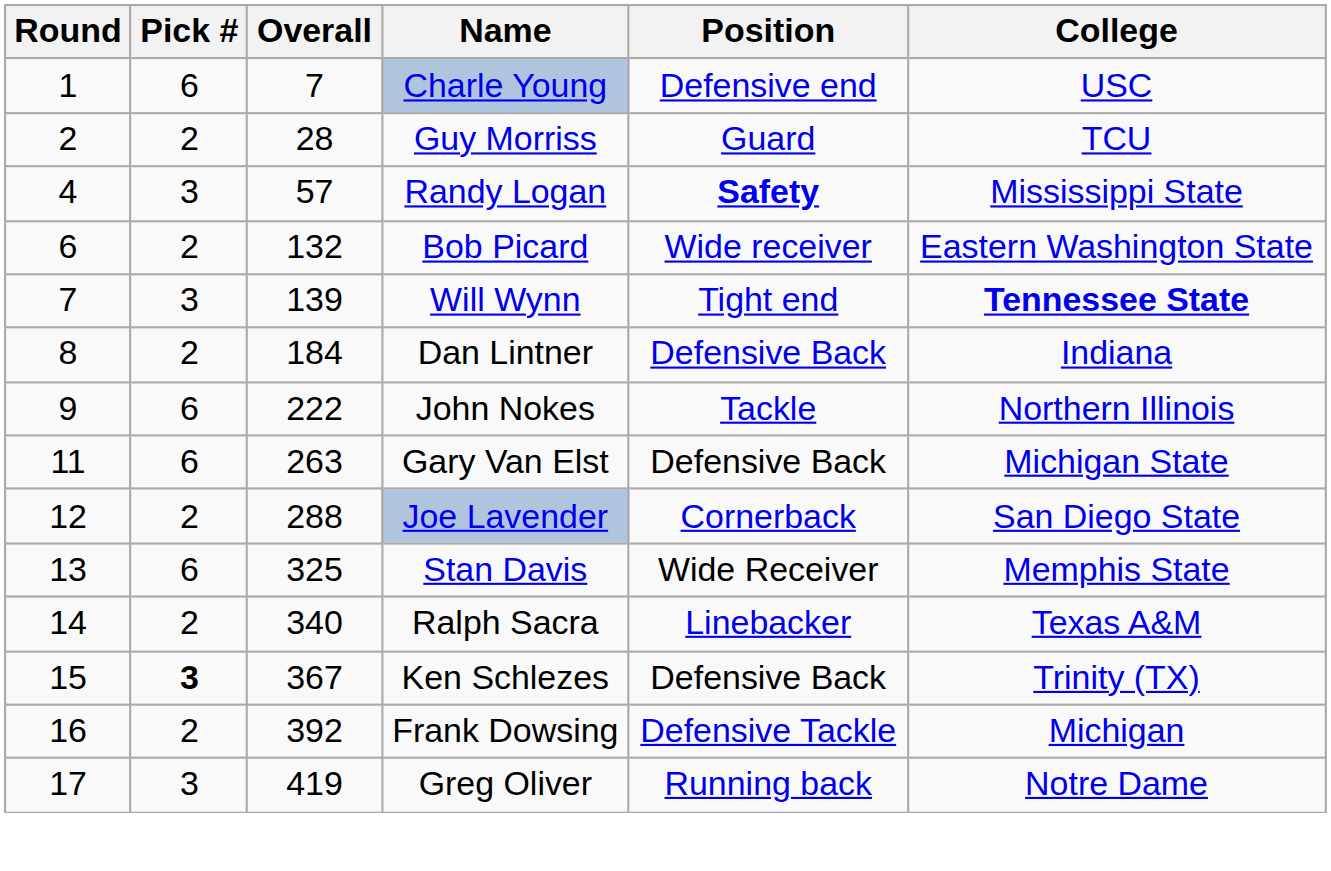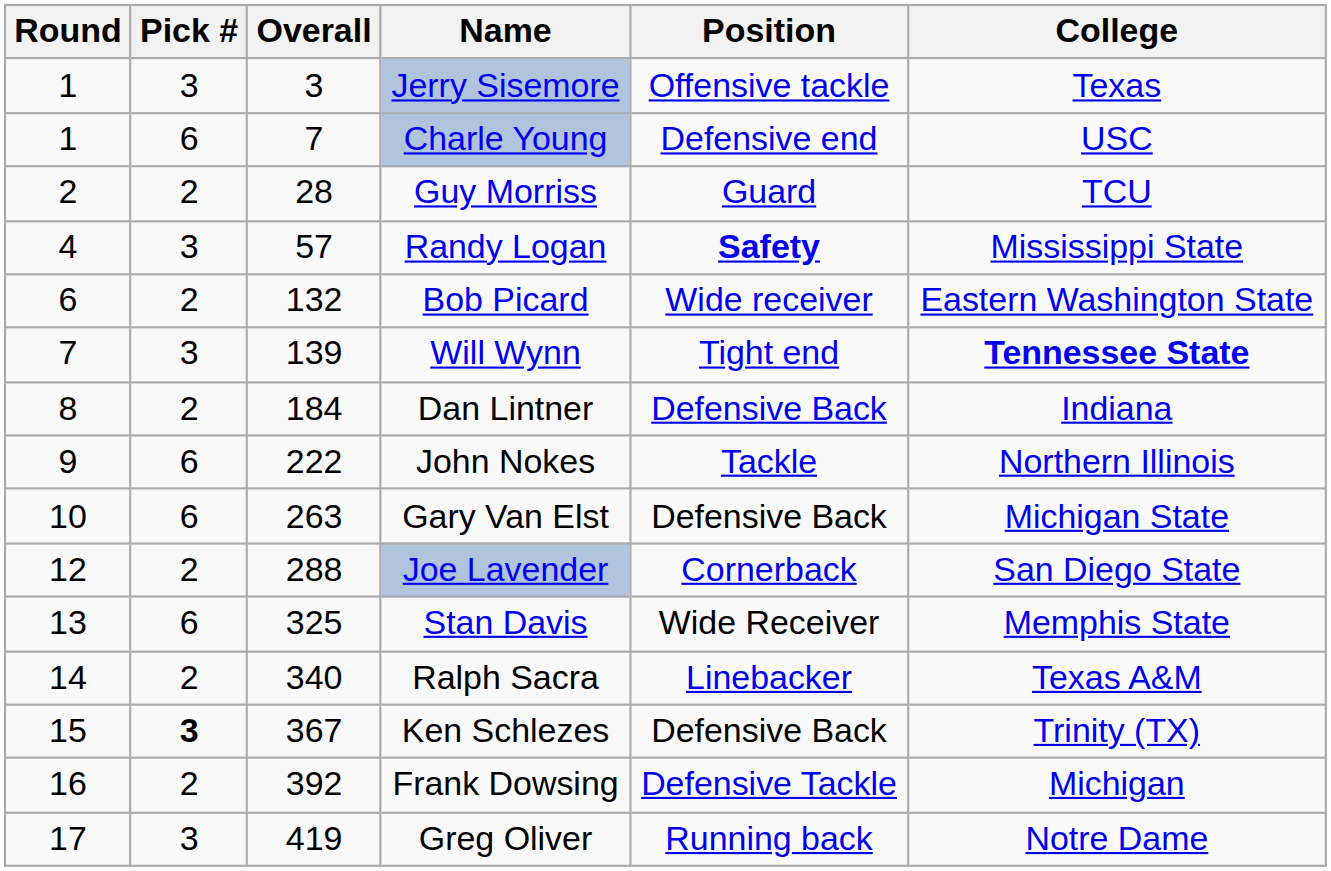+ row: (506, 85)
(68, 461) 11 -> (68, 515) 10
